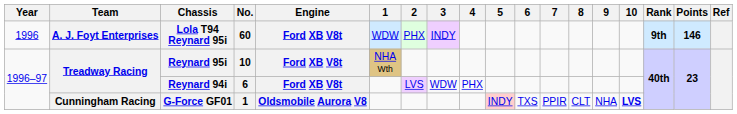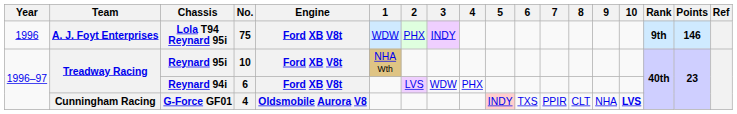(245, 35) 60 -> (245, 35) 75
(245, 102) 1 -> (245, 102) 4
